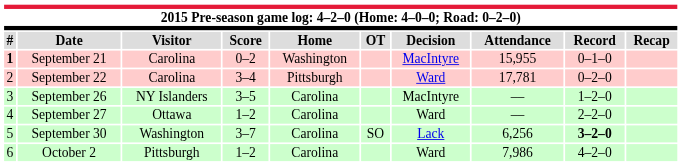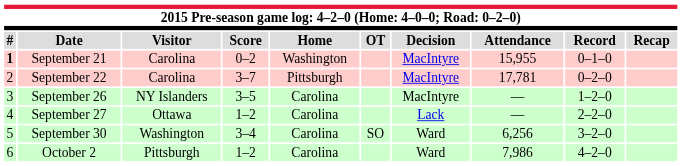(246, 77) 3–4 -> (246, 77) 3–7
(431, 77) Ward -> (431, 77) MacIntyre
(431, 115) Ward -> (431, 115) Lack
(246, 133) 3–7 -> (246, 133) 3–4
(431, 133) Lack -> (431, 133) Ward
(595, 133) bold -> (595, 133) normal
